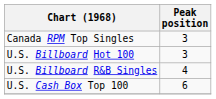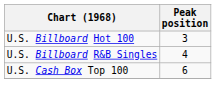- row: (70, 39)
